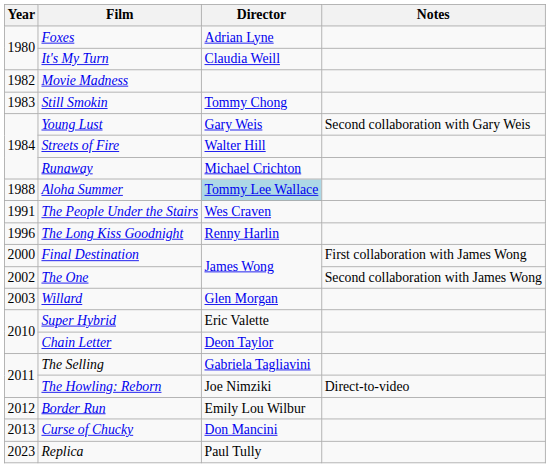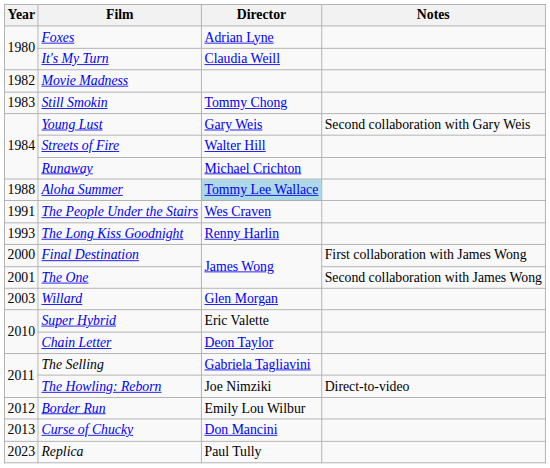(21, 233) 1996 -> (21, 233) 1993
(21, 277) 2002 -> (21, 277) 2001
